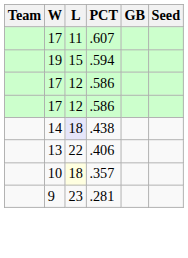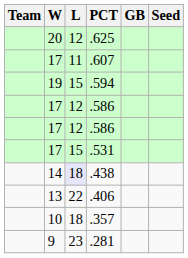+ row: (55, 38)
+ row: (55, 151)
(76, 173) lightyellow background -> (76, 219) no background
